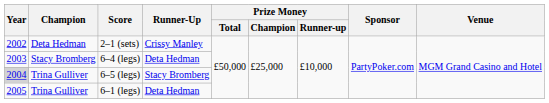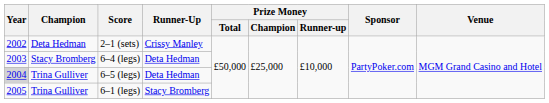(177, 75) Stacy Bromberg -> (172, 75) Deta Hedman
(172, 91) Deta Hedman -> (177, 91) Stacy Bromberg
